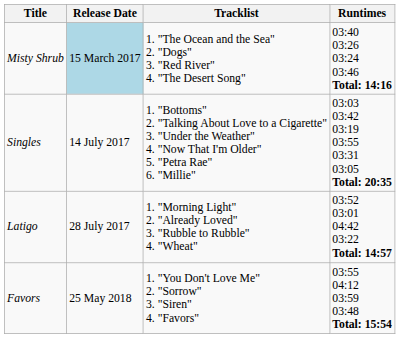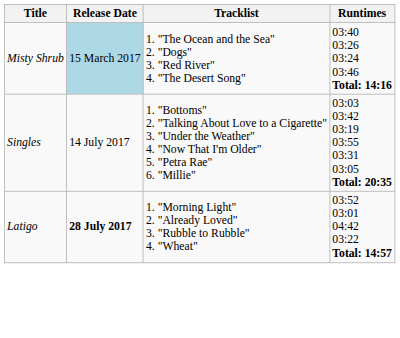(99, 227) normal -> (100, 227) bold
- row: (24, 298)
